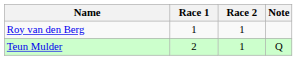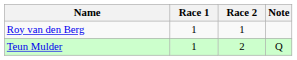(194, 47) 2 -> (194, 47) 1
(242, 47) 1 -> (242, 47) 2
